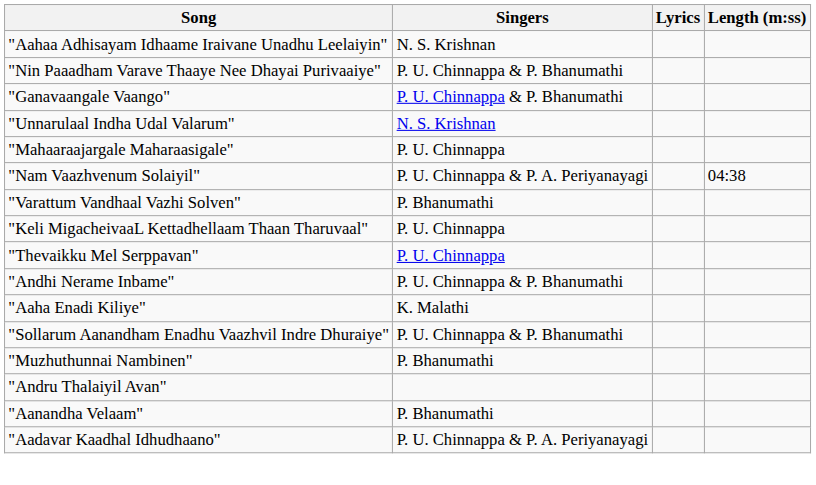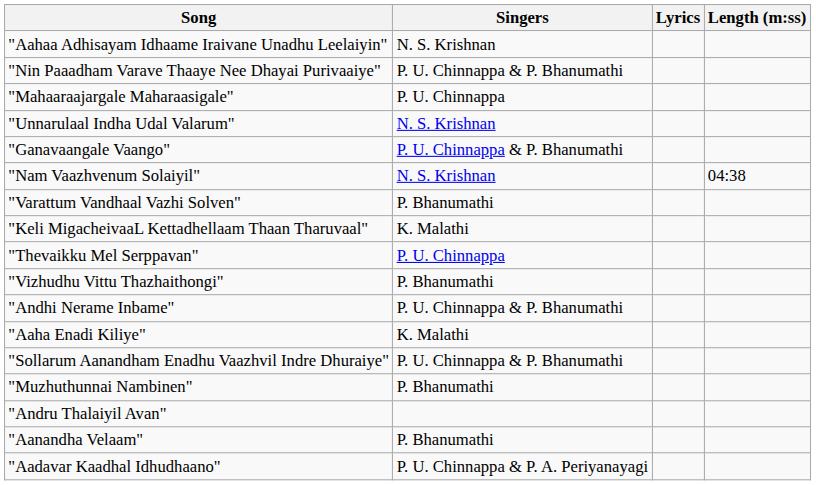rows swapped: (89, 96) <-> (121, 149)
(522, 176) P. U. Chinnappa & P. A. Periyanayagi -> (446, 176) N. S. Krishnan
(451, 228) P. U. Chinnappa -> (433, 228) K. Malathi
+ row: (116, 281)
